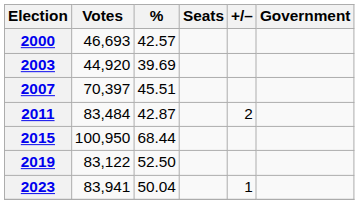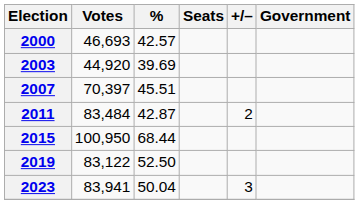(249, 187) 1 -> (249, 187) 3
